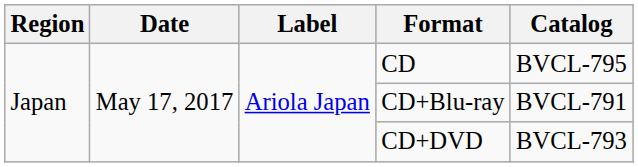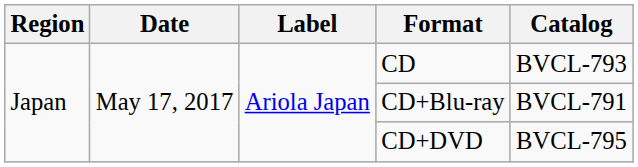(571, 63) BVCL-795 -> (571, 63) BVCL-793
(571, 141) BVCL-793 -> (571, 141) BVCL-795
